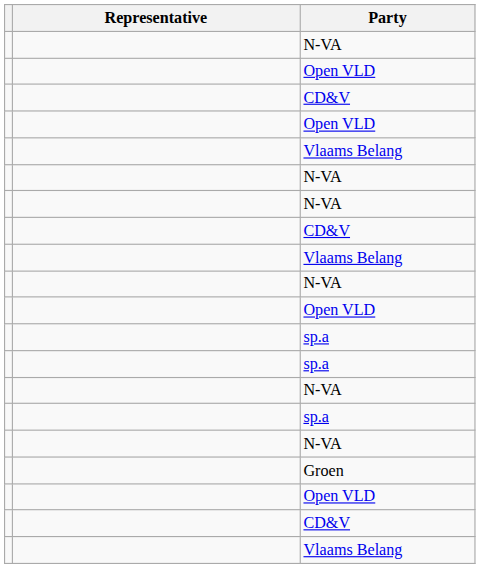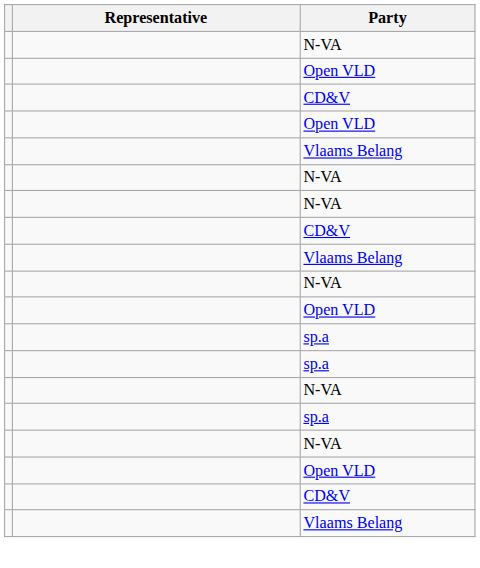- row: (8, 470)
